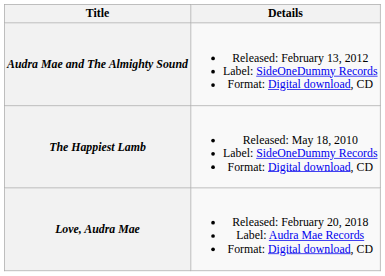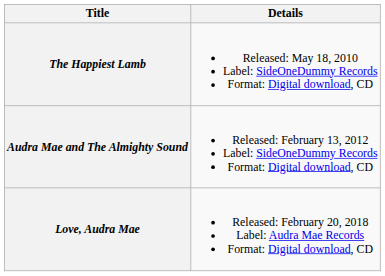rows swapped: (98, 146) <-> (98, 64)
